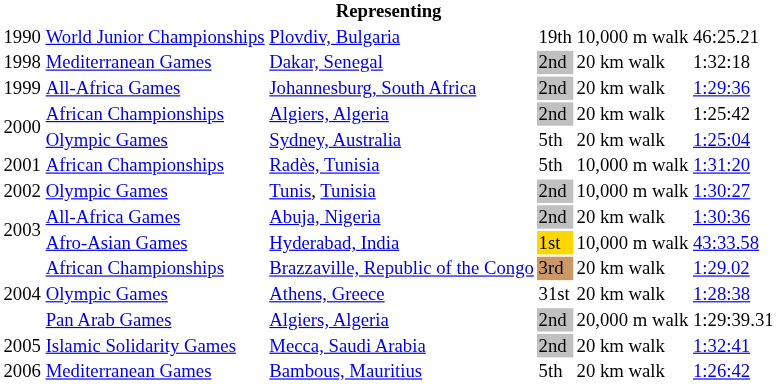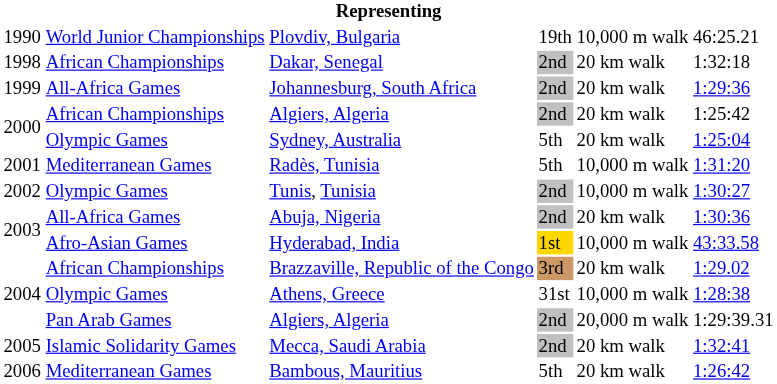(129, 62) Mediterranean Games -> (135, 62) African Championships
(135, 165) African Championships -> (129, 165) Mediterranean Games
(621, 294) 20 km walk -> (632, 294) 10,000 m walk
